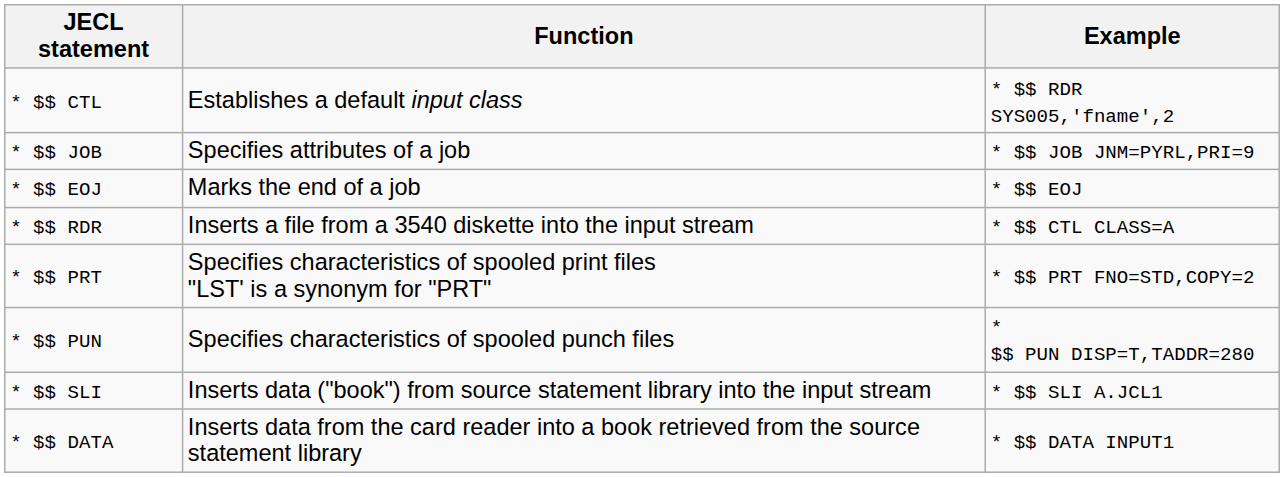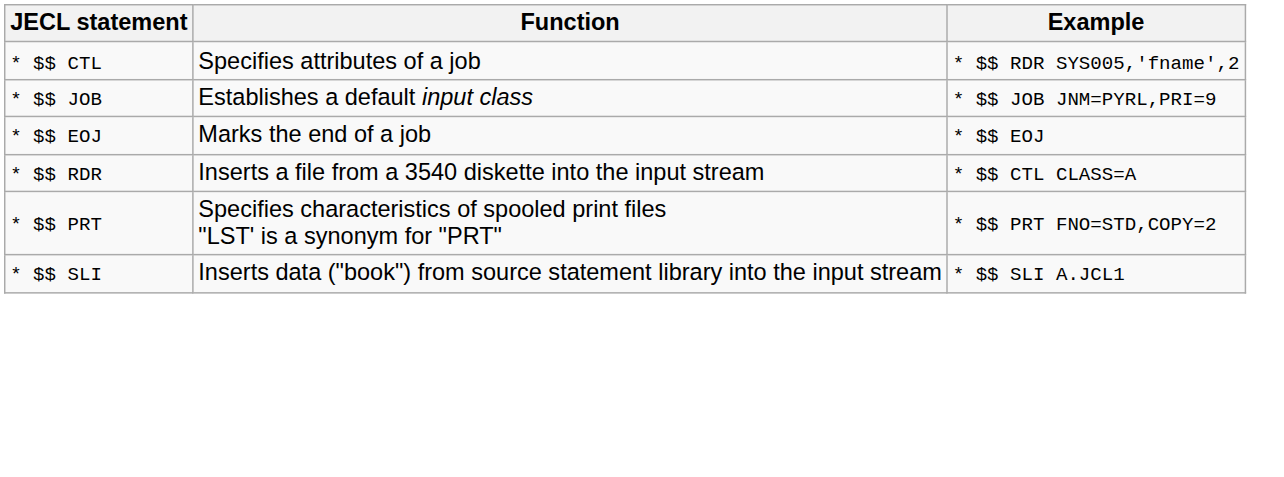(355, 100) Establishes a default input class -> (340, 60) Specifies attributes of a job
(329, 150) Specifies attributes of a job -> (366, 97) Establishes a default input class
- row: (56, 342)
- row: (62, 443)
